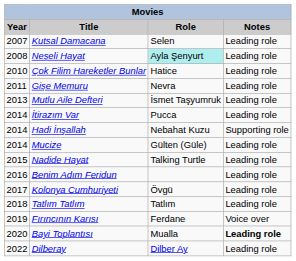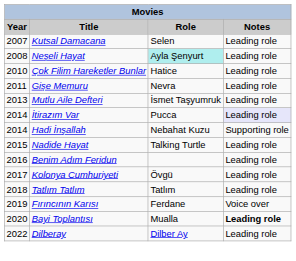(251, 116) no background -> (251, 116) lavender background
- row: (47, 145)
